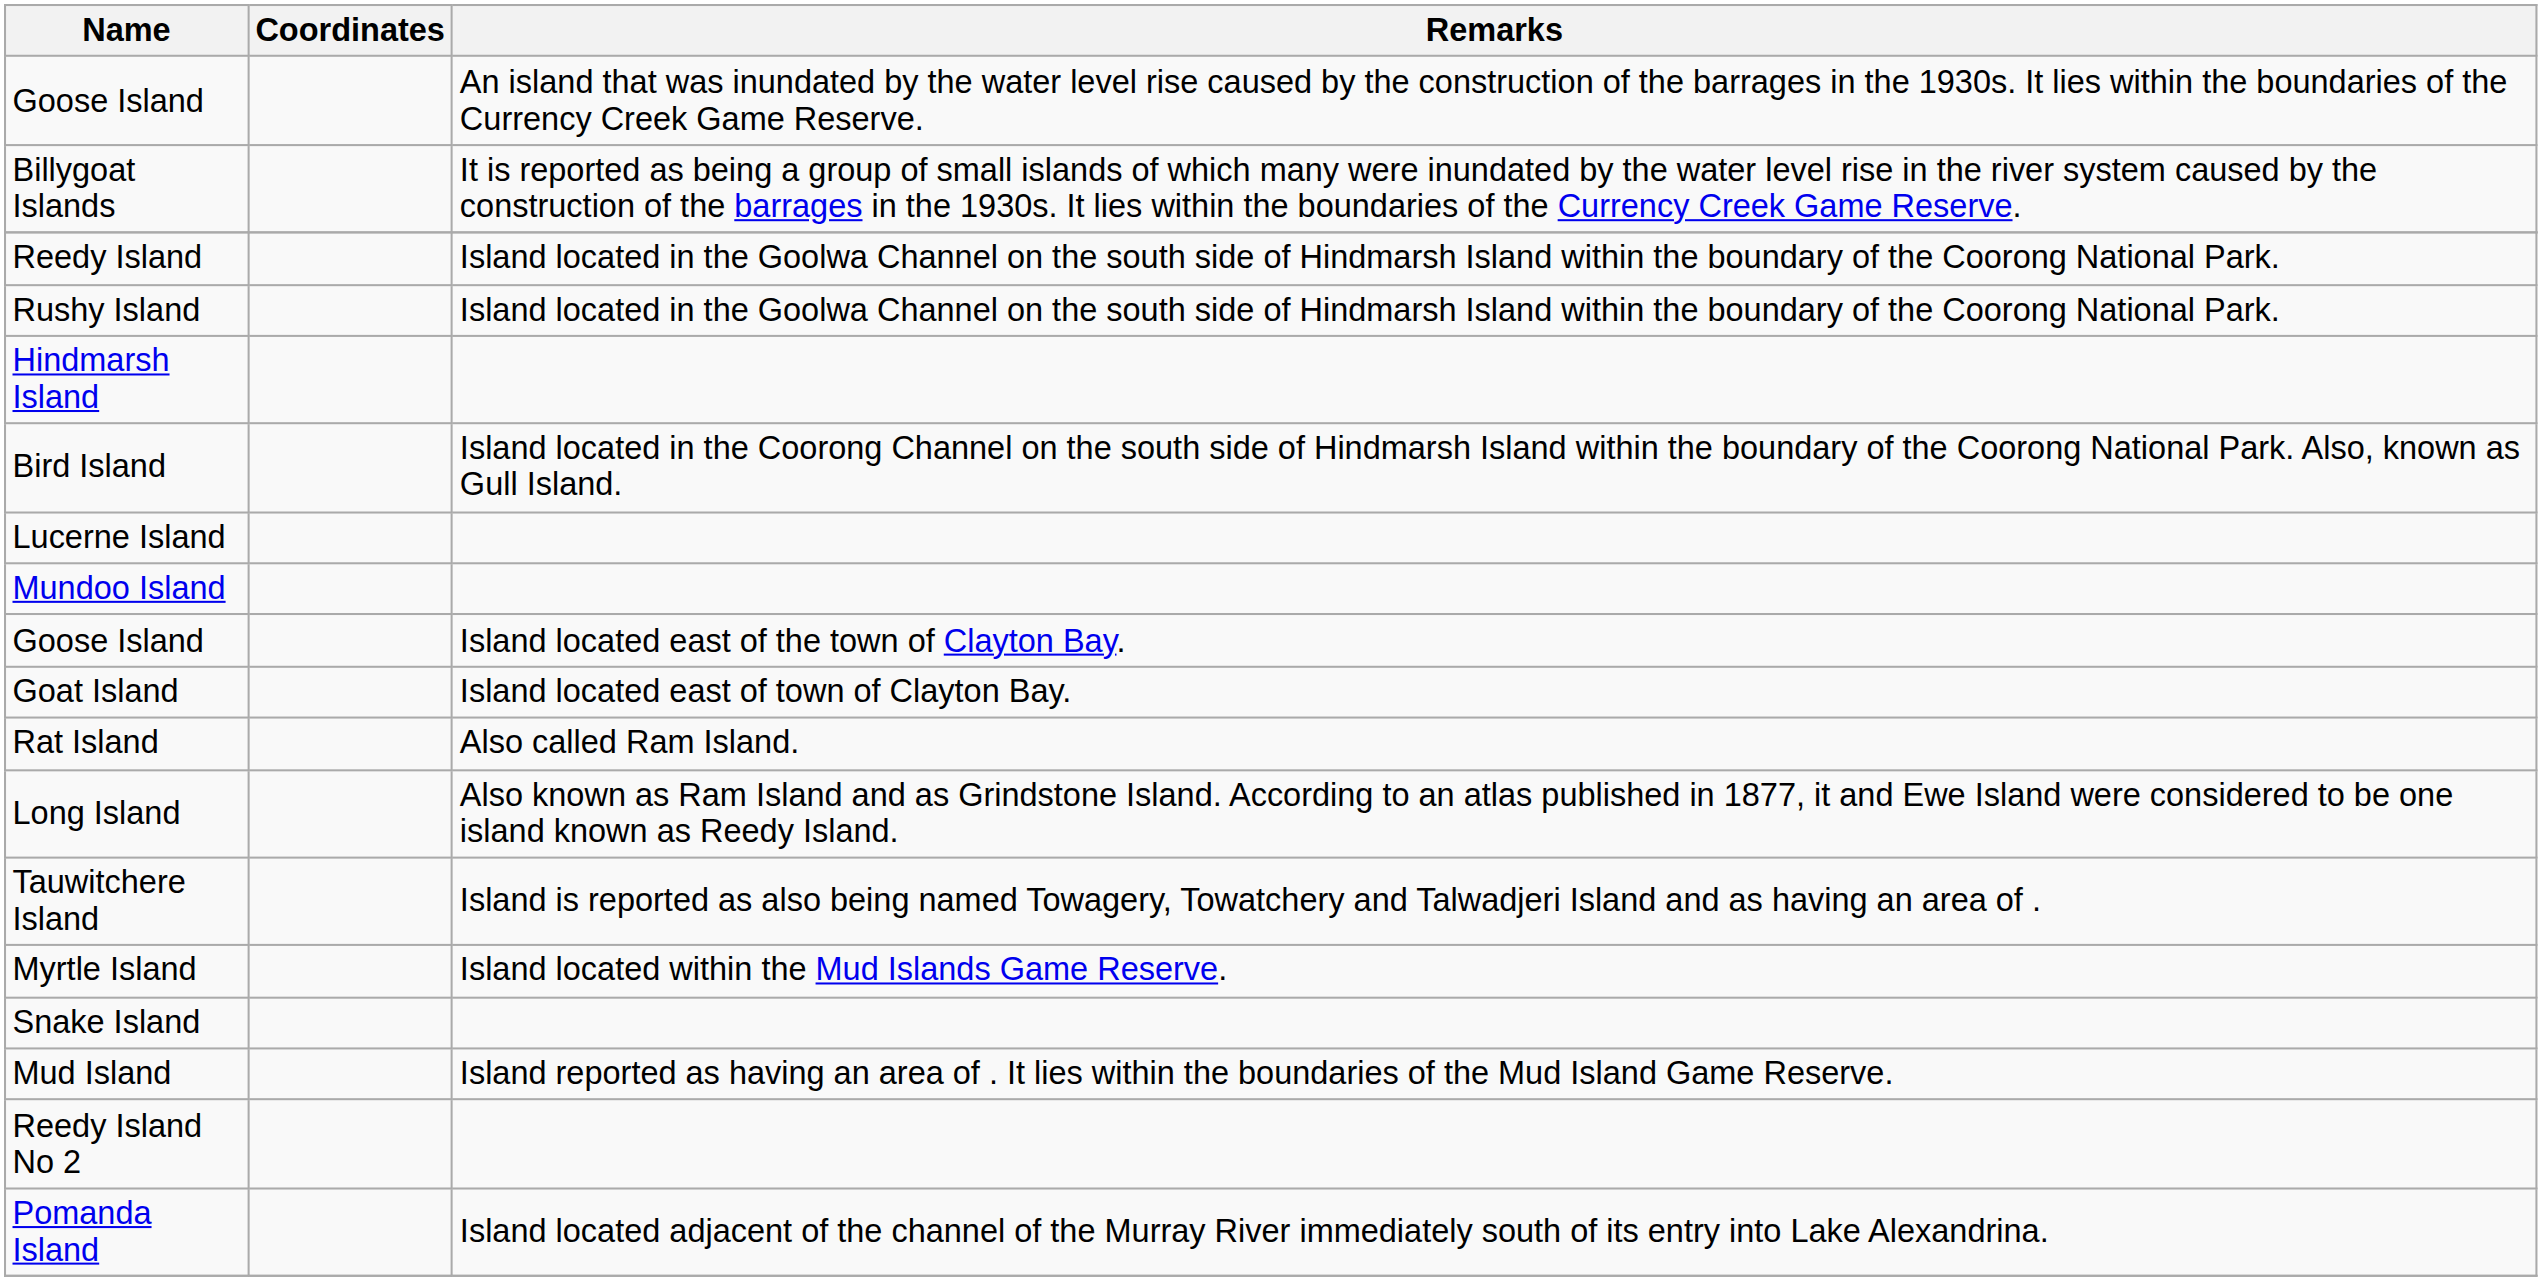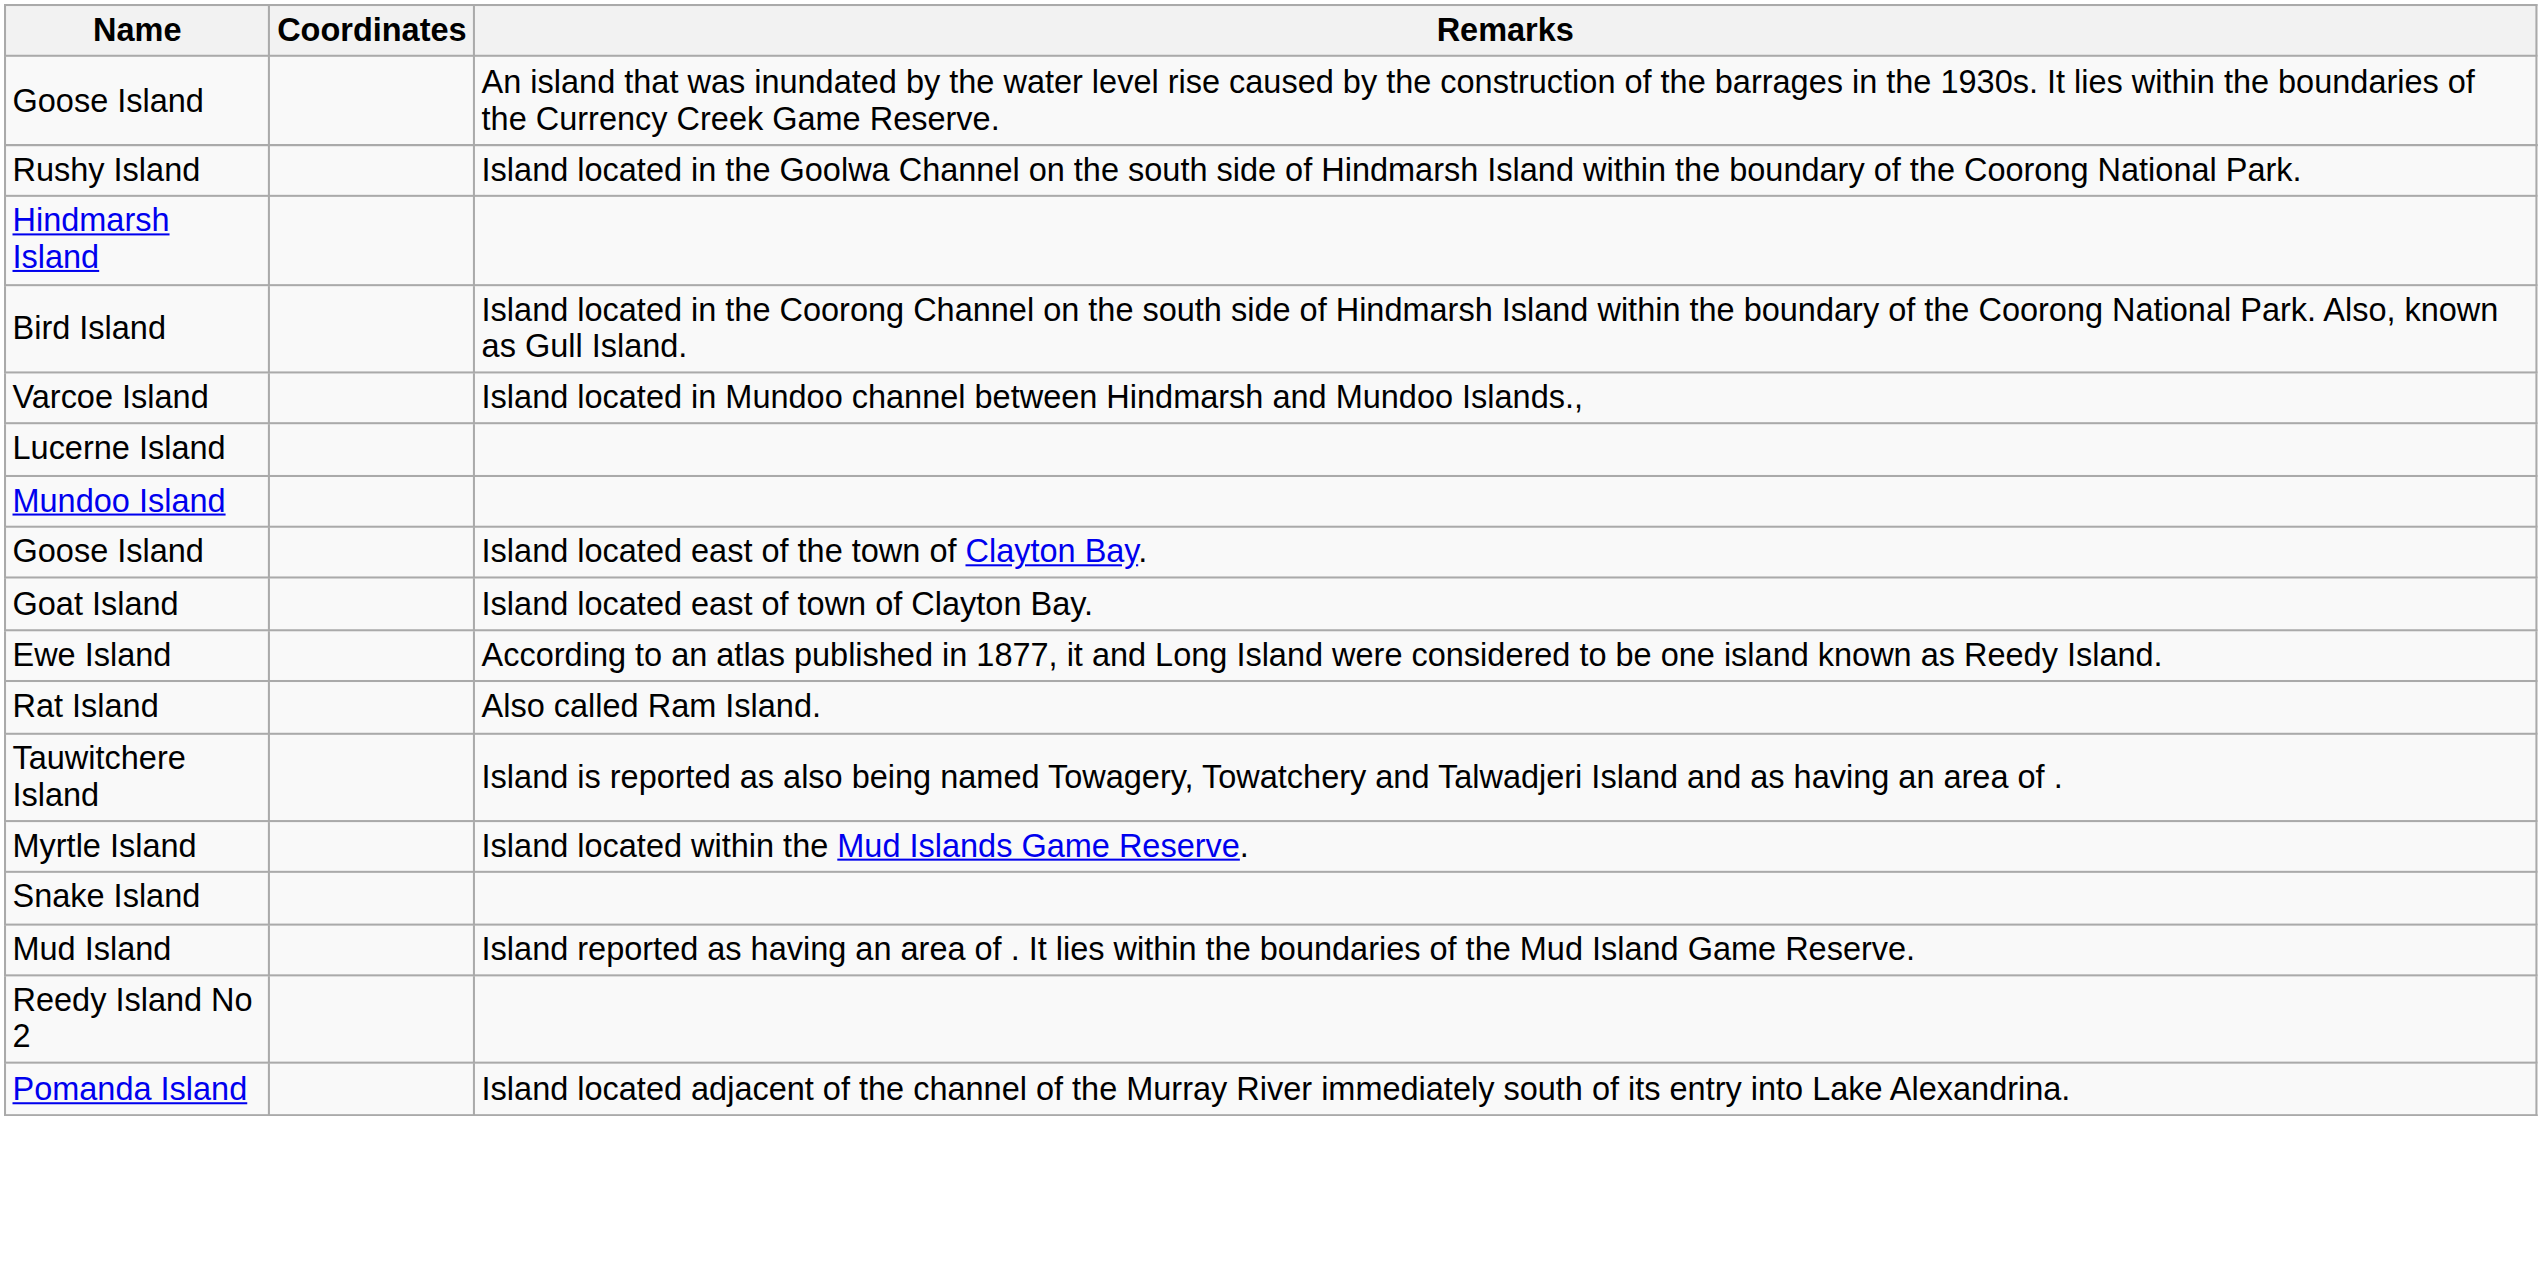- row: (74, 188)
- row: (107, 257)
+ row: (111, 397)
+ row: (92, 654)
- row: (96, 812)
